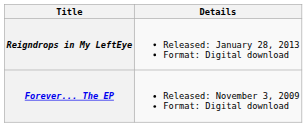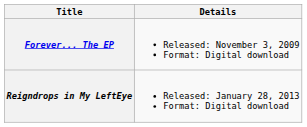rows swapped: (69, 96) <-> (69, 44)
